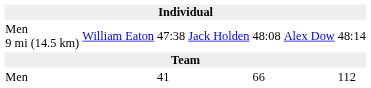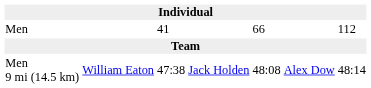rows swapped: (42, 36) <-> (17, 77)
